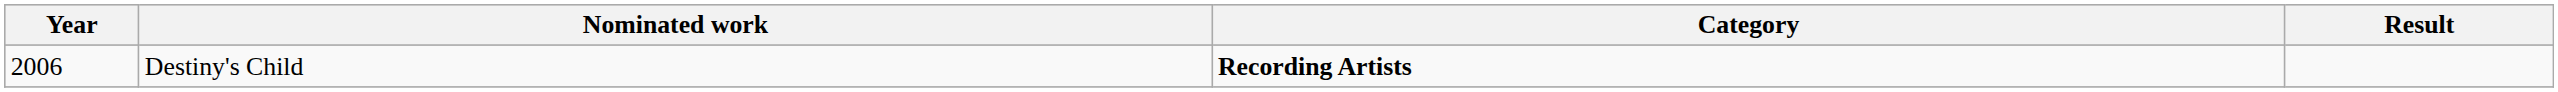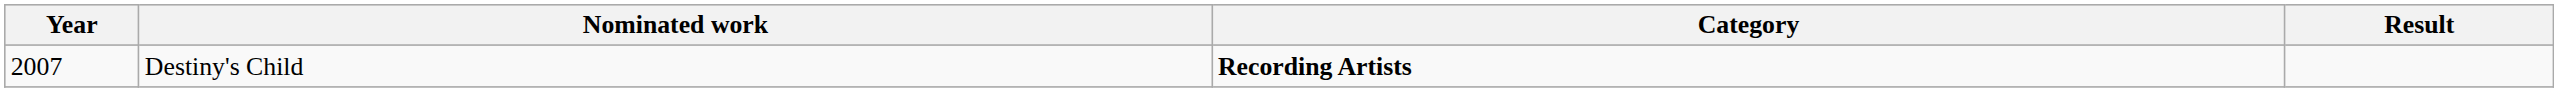(37, 65) 2006 -> (37, 65) 2007
